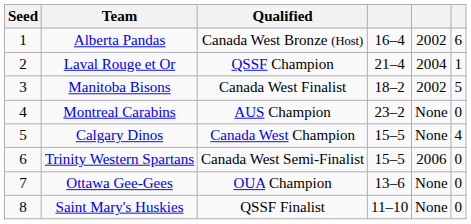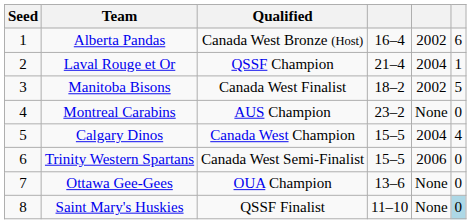(431, 135) None -> (431, 135) 2004
(458, 207) no background -> (458, 207) lightblue background
